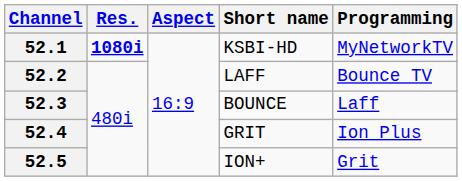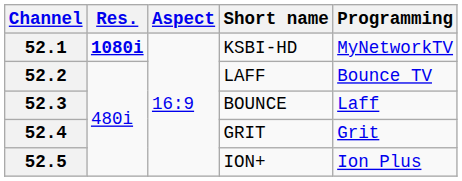(379, 133) Ion Plus -> (358, 133) Grit
(358, 162) Grit -> (379, 162) Ion Plus
